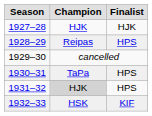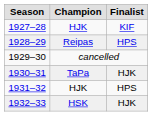(127, 27) HJK -> (127, 27) KIF
(127, 73) HPS -> (127, 73) HJK
(78, 88) lightgrey background -> (78, 88) no background
(127, 103) KIF -> (127, 103) HJK
